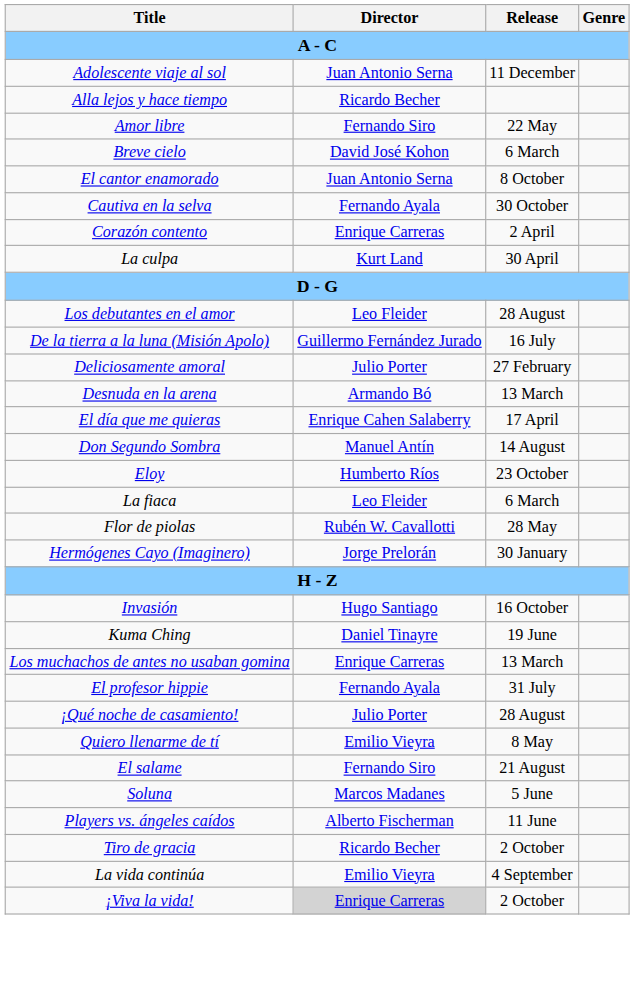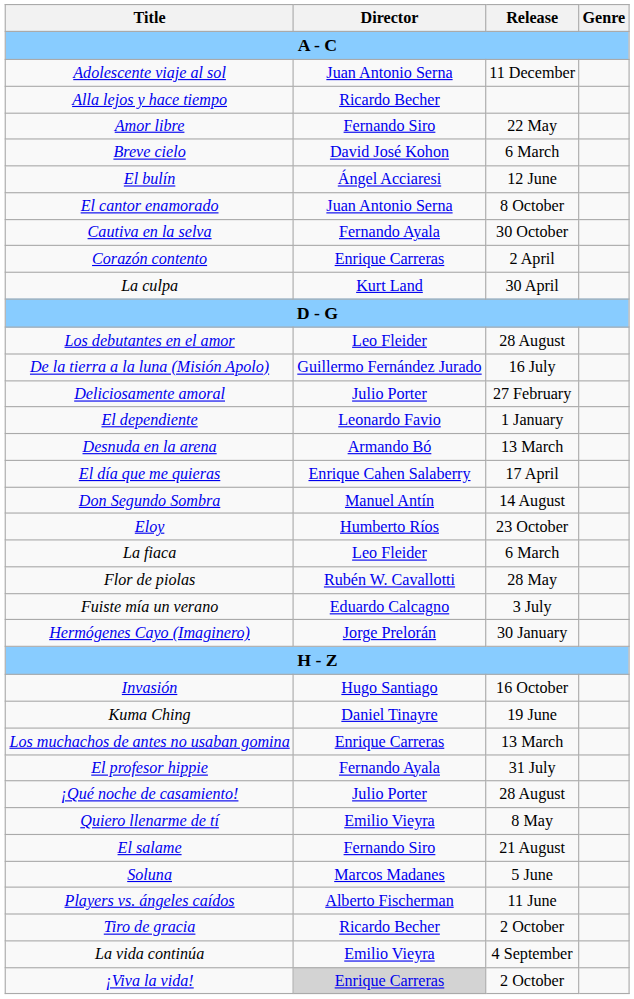+ row: (150, 179)
+ row: (150, 420)
+ row: (150, 606)
